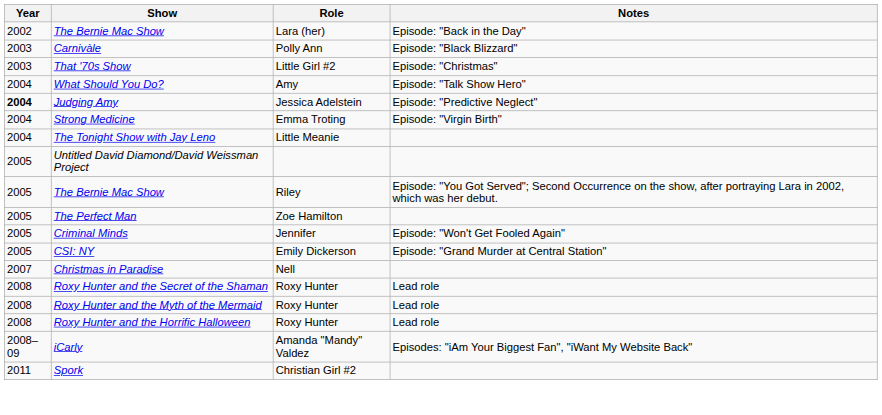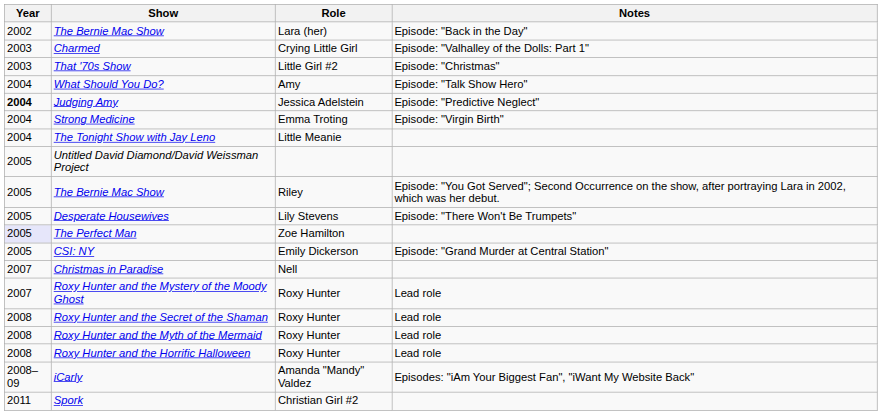+ row: (77, 48)
- row: (77, 48)
+ row: (111, 216)
(19, 216) no background -> (19, 233) lavender background
- row: (91, 233)
+ row: (160, 293)
